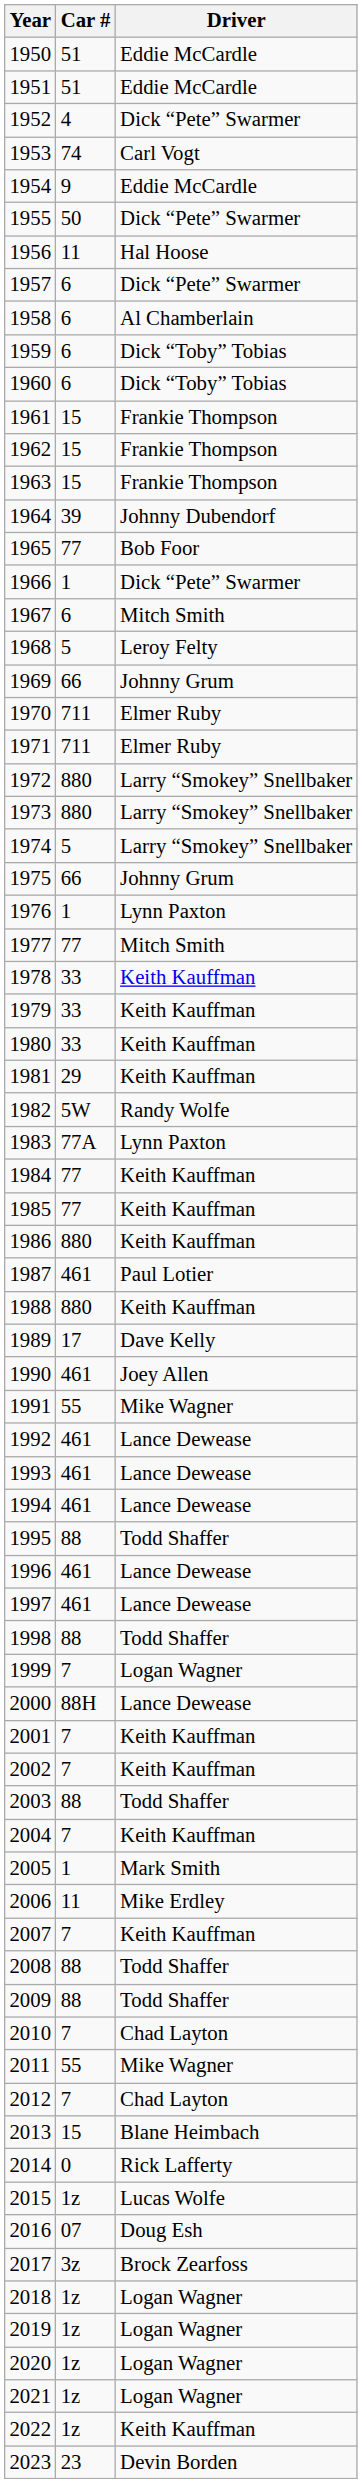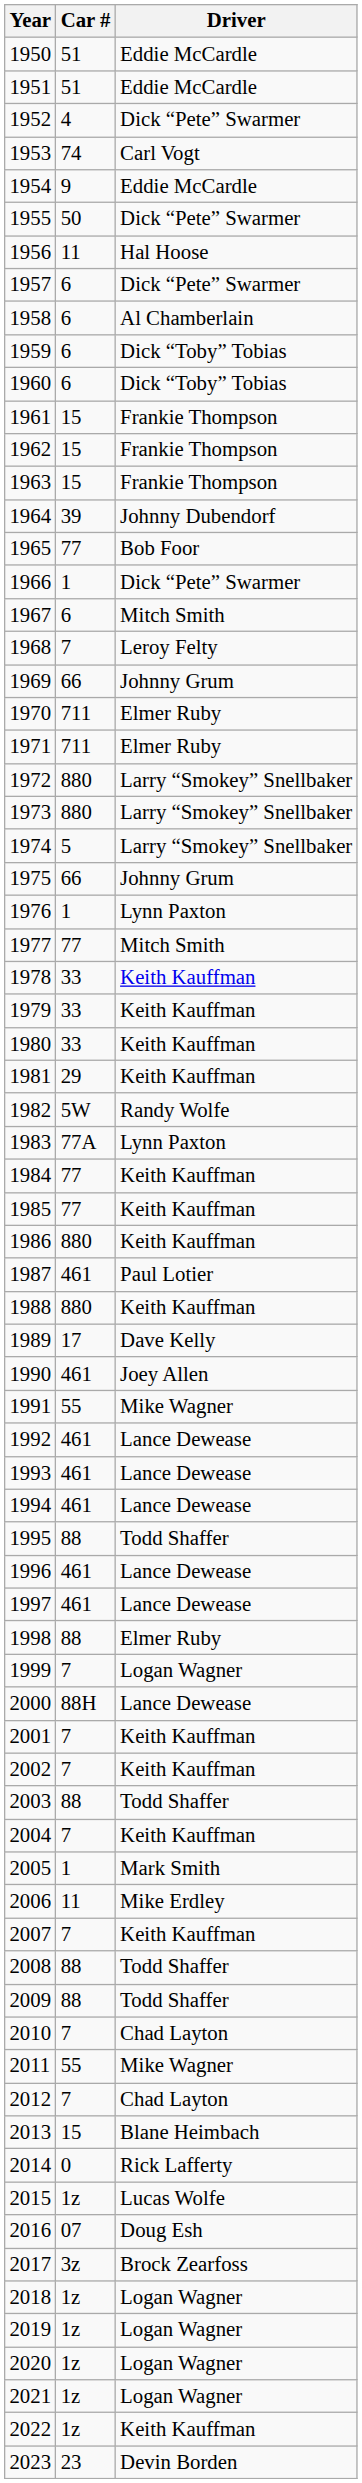(66, 647) 5 -> (66, 647) 7
(174, 1637) Todd Shaffer -> (171, 1637) Elmer Ruby
